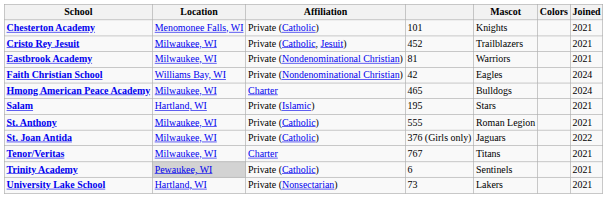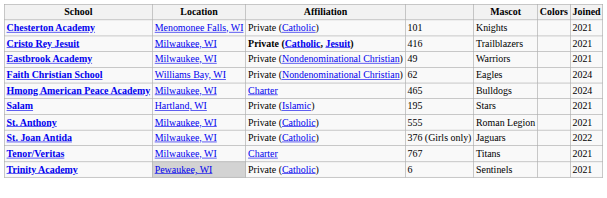(297, 43) normal -> (301, 43) bold
(415, 43) 452 -> (415, 43) 416
(412, 59) 81 -> (412, 59) 49
(412, 75) 42 -> (412, 75) 62
- row: (56, 185)
